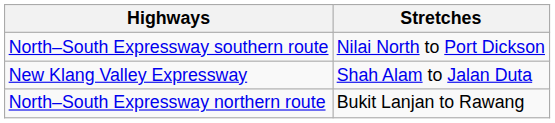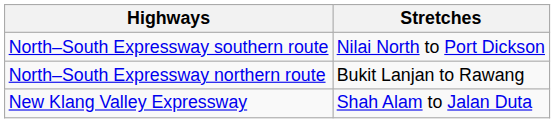rows swapped: (128, 74) <-> (167, 103)
